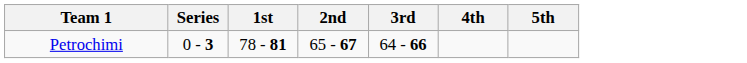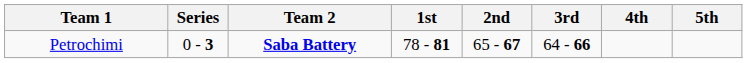+ column: (310, 17)
